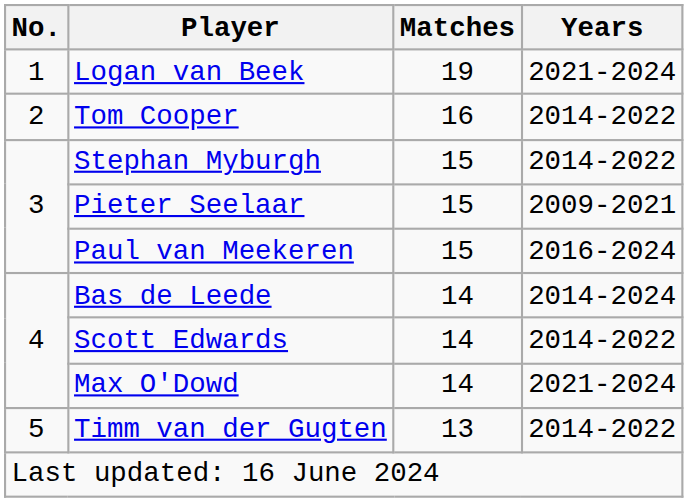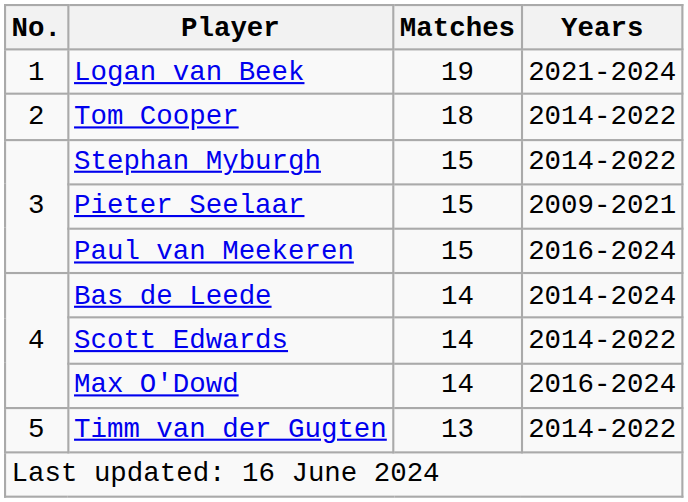(457, 117) 16 -> (457, 117) 18
(602, 385) 2021-2024 -> (602, 385) 2016-2024
